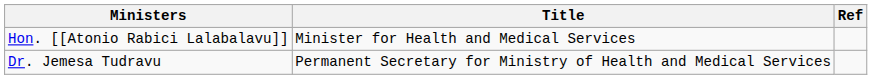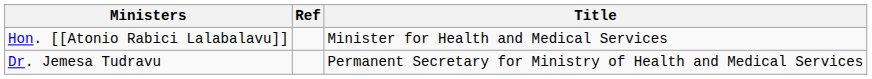columns swapped: (563, 16) <-> (851, 16)
